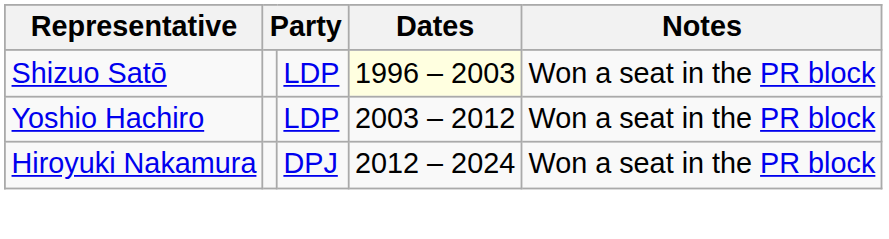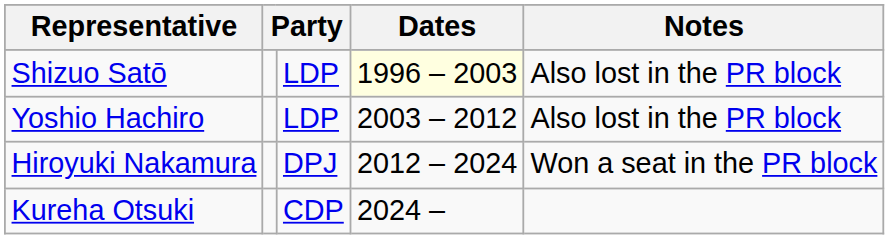(702, 73) Won a seat in the PR block -> (686, 73) Also lost in the PR block
(702, 118) Won a seat in the PR block -> (686, 118) Also lost in the PR block
+ row: (103, 210)
